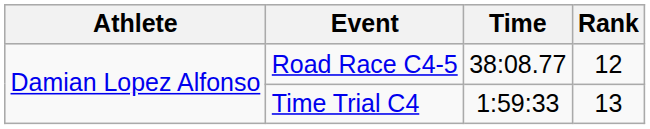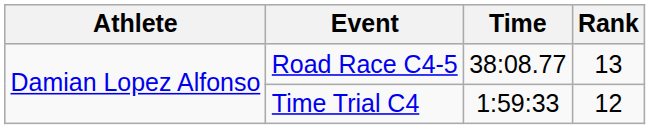(608, 63) 12 -> (608, 63) 13
(608, 103) 13 -> (608, 103) 12
